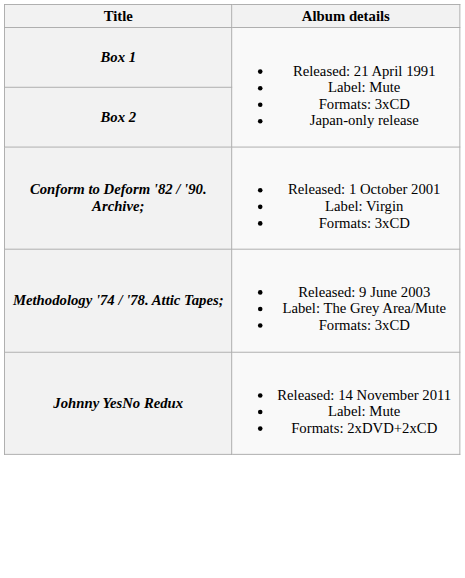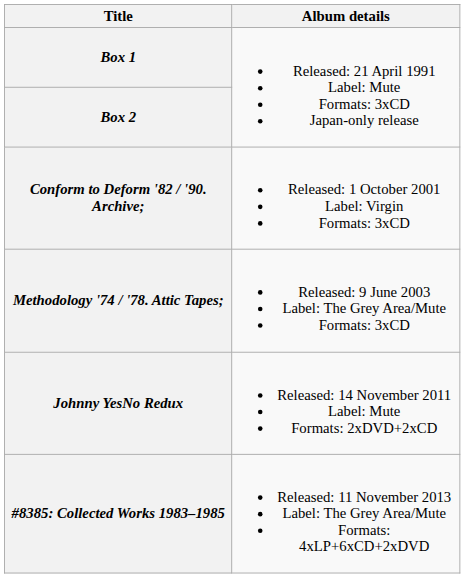+ row: (118, 513)
